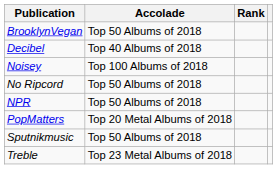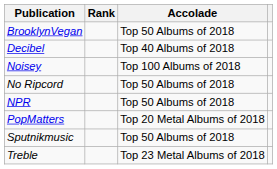columns swapped: (160, 13) <-> (251, 13)
